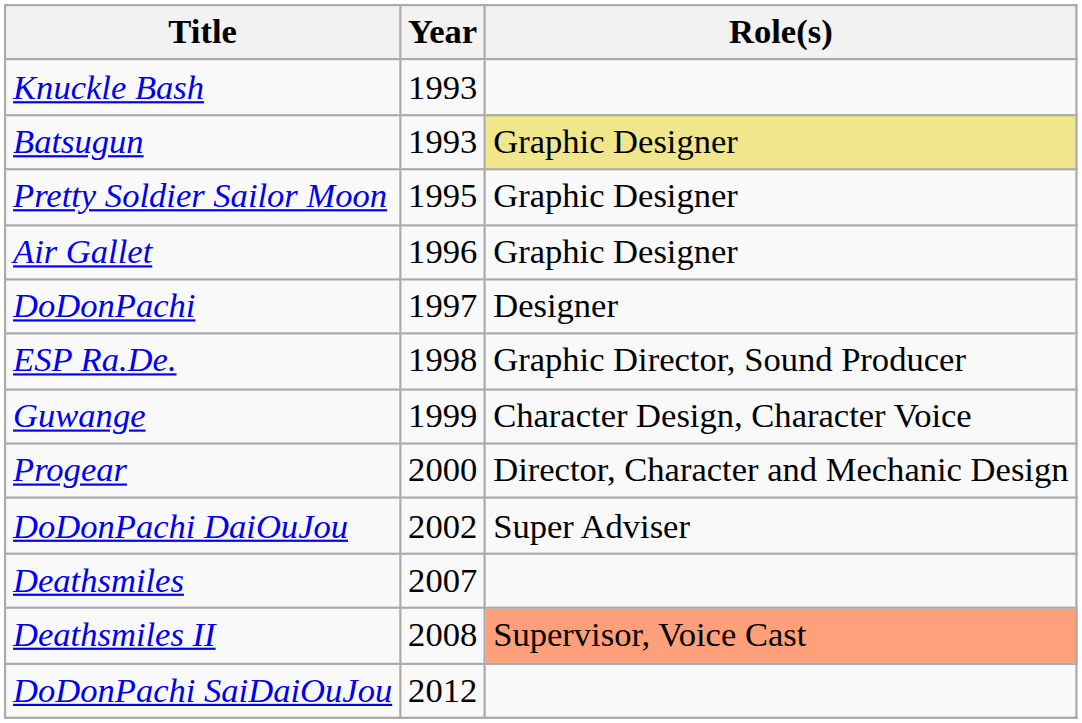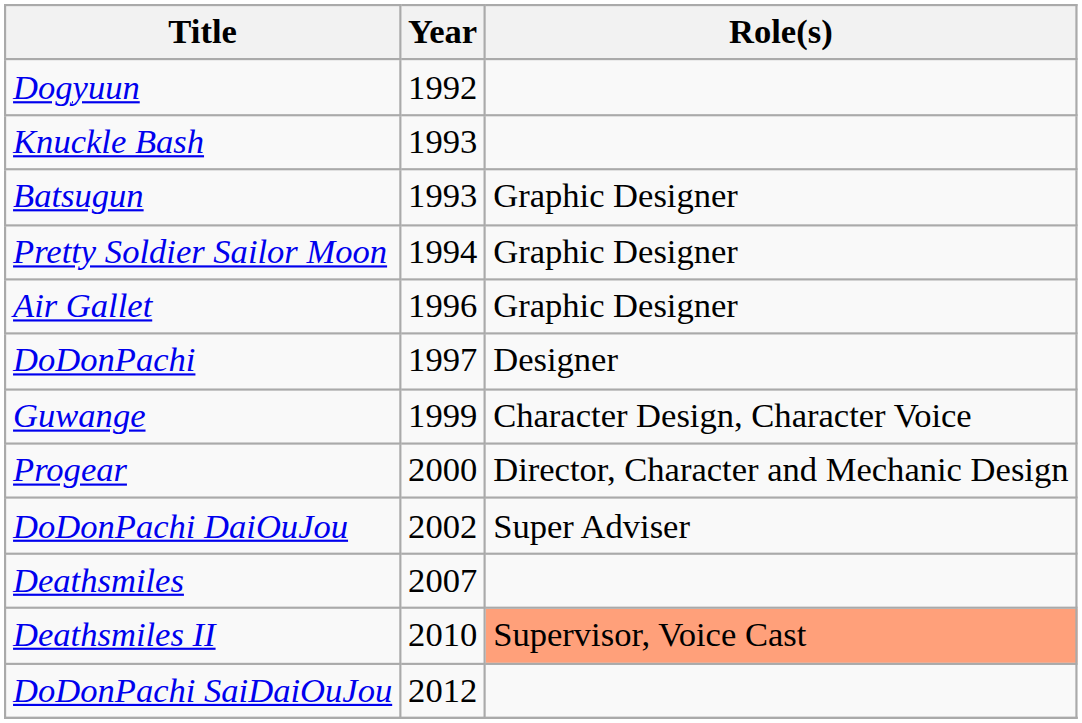+ row: (76, 86)
(616, 141) khaki background -> (616, 196) no background
(443, 196) 1995 -> (443, 251) 1994
- row: (95, 360)
(443, 634) 2008 -> (443, 634) 2010
